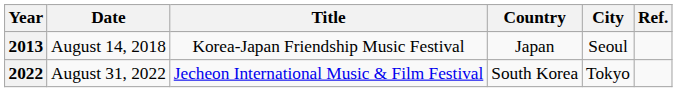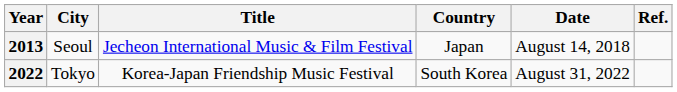columns swapped: (108, 18) <-> (608, 18)
(329, 45) Korea-Japan Friendship Music Festival -> (258, 45) Jecheon International Music & Film Festival
(329, 73) Jecheon International Music & Film Festival -> (258, 73) Korea-Japan Friendship Music Festival
